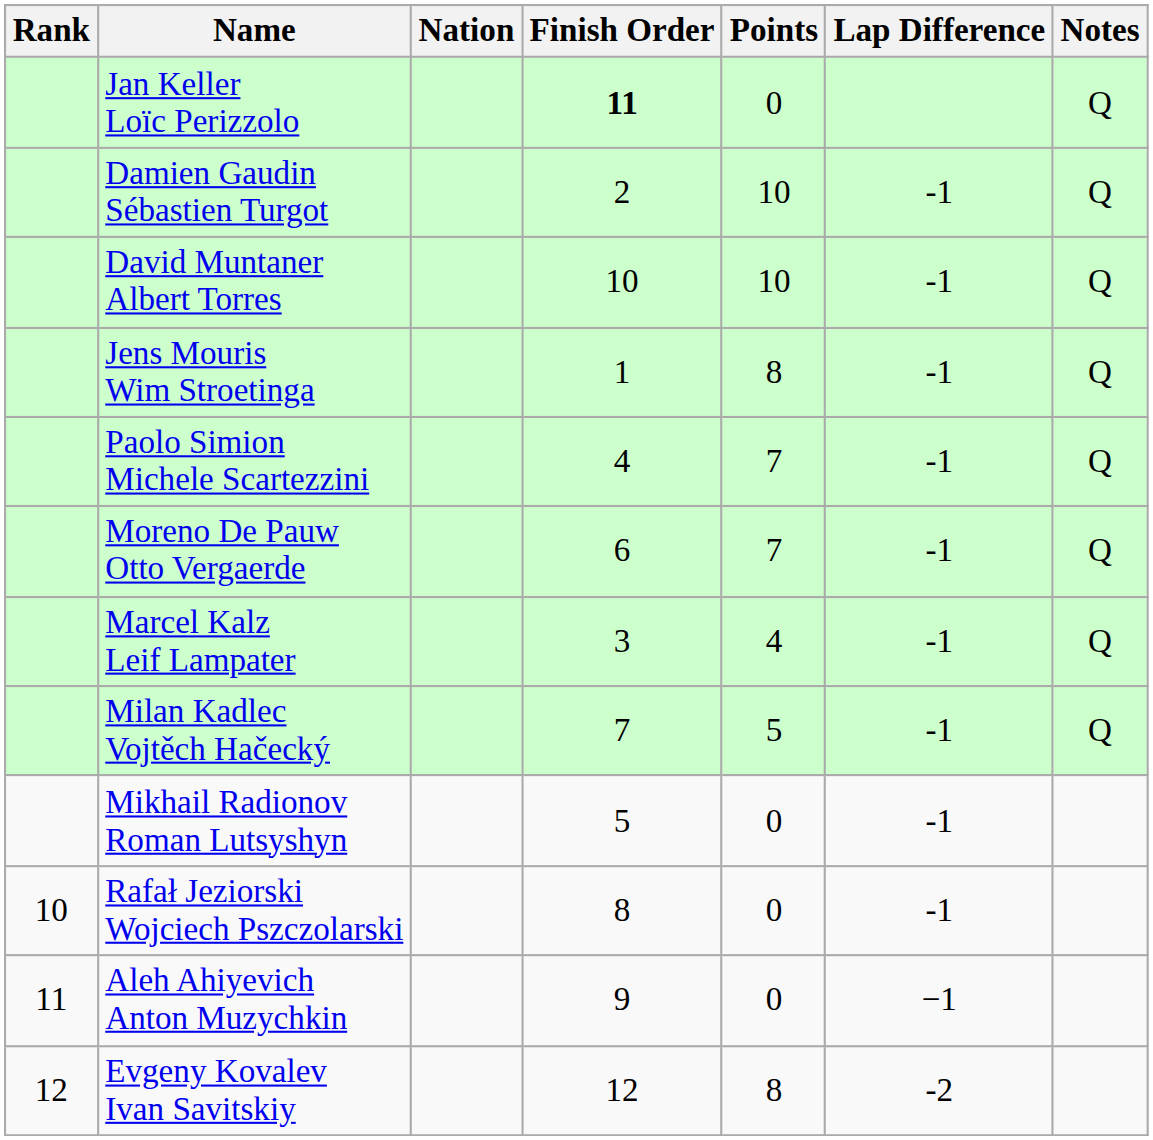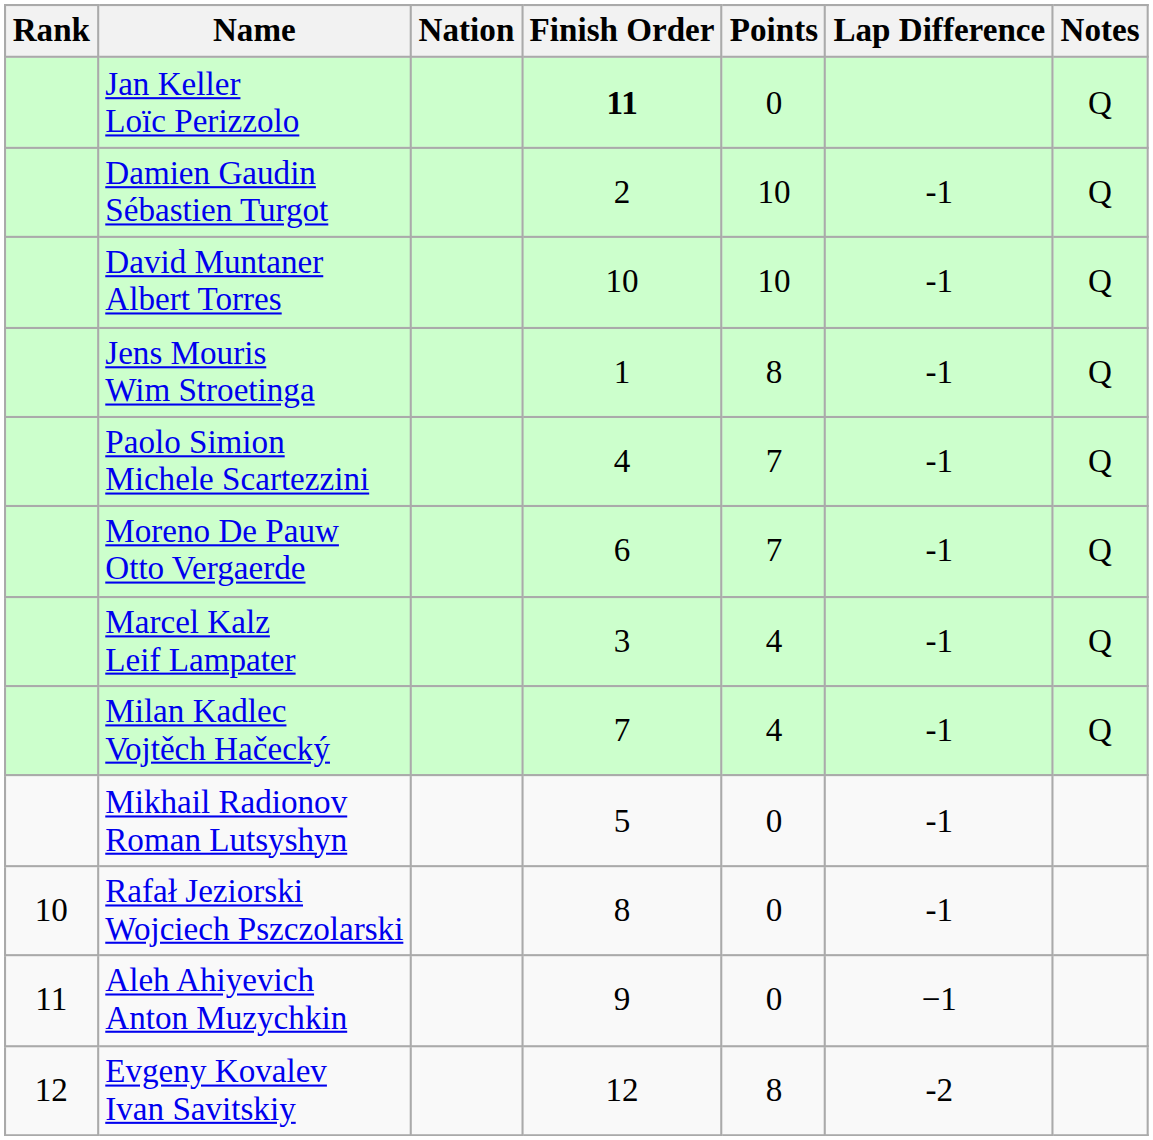(774, 730) 5 -> (774, 730) 4
